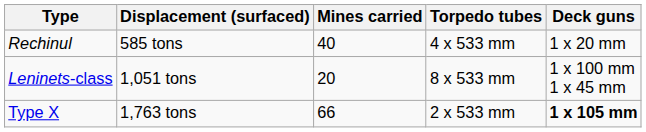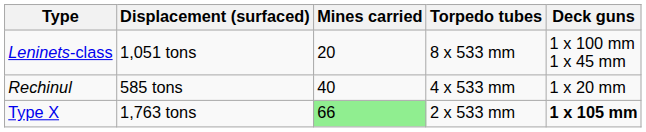rows swapped: (40, 43) <-> (60, 78)
(326, 113) no background -> (326, 113) lightgreen background
